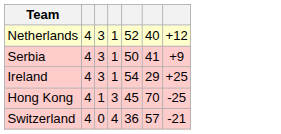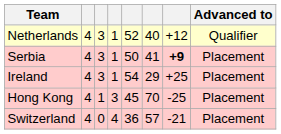+ column: (233, 14)
(177, 56) normal -> (177, 56) bold
